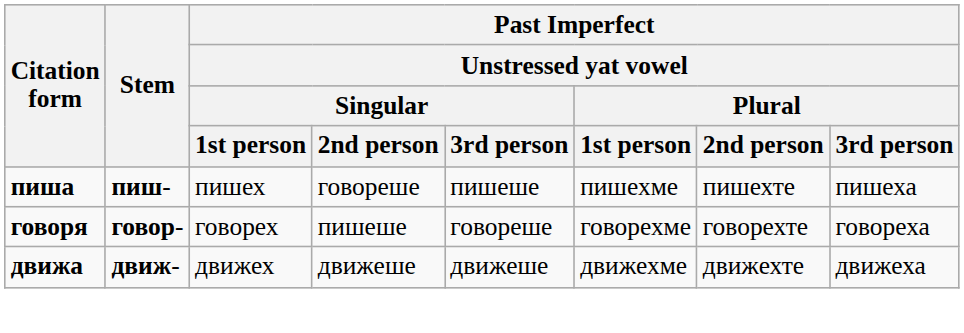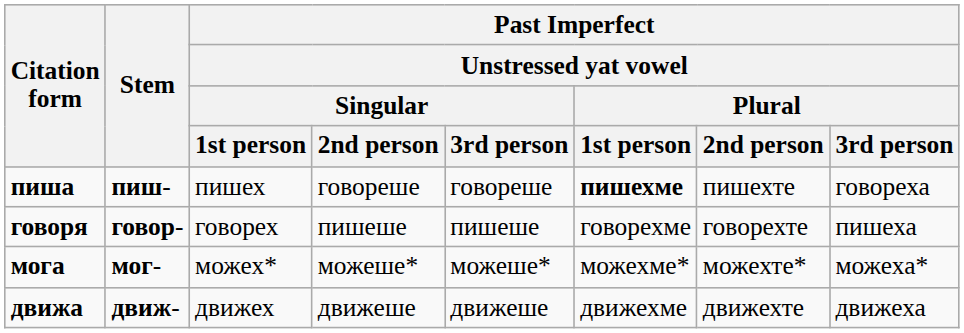(495, 186) пишеше -> (501, 186) говореше
(629, 186) normal -> (632, 186) bold
(876, 186) пишеха -> (883, 186) говореха
(501, 226) говореше -> (495, 226) пишеше
(883, 226) говореха -> (876, 226) пишеха
+ row: (38, 266)
